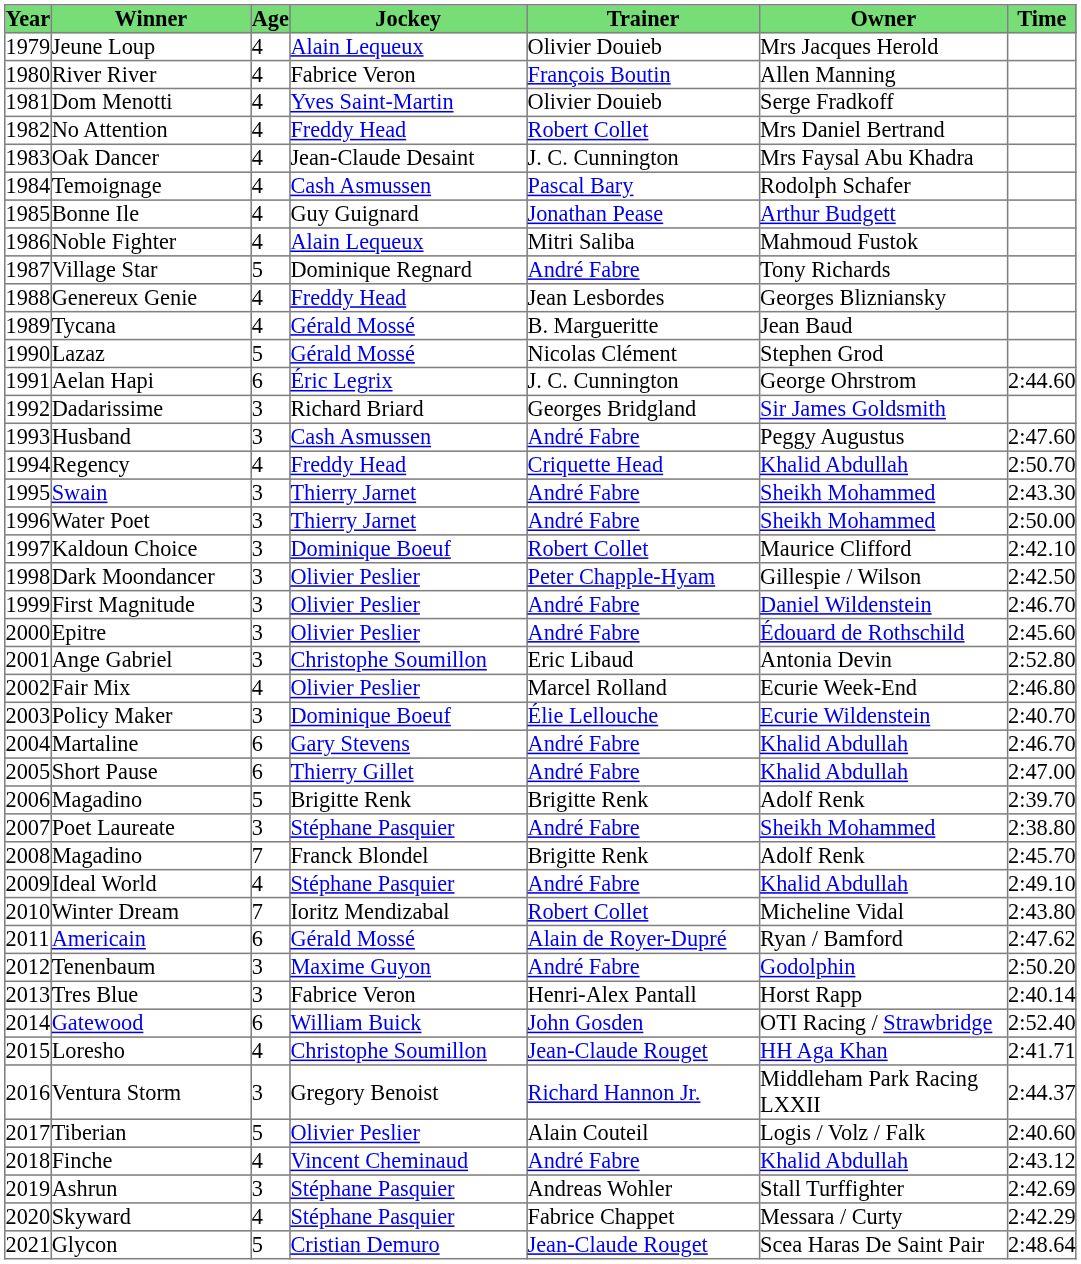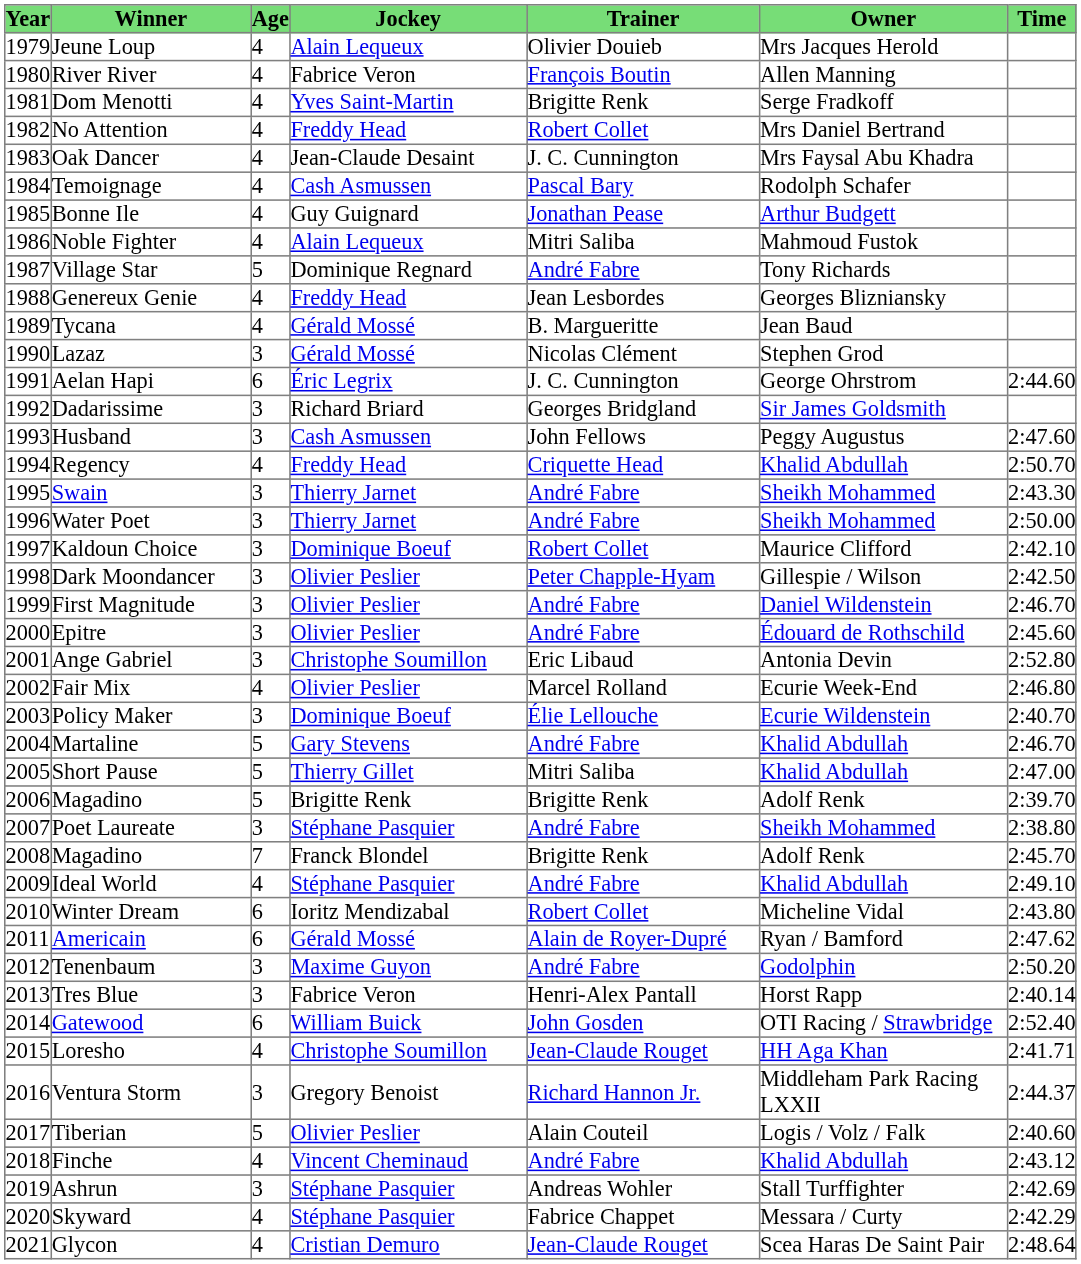(595, 102) Olivier Douieb -> (588, 102) Brigitte Renk
(257, 353) 5 -> (257, 353) 3
(584, 436) André Fabre -> (587, 436) John Fellows
(257, 743) 6 -> (257, 743) 5
(257, 771) 6 -> (257, 771) 5
(584, 771) André Fabre -> (581, 771) Mitri Saliba
(257, 911) 7 -> (257, 911) 6
(257, 1244) 5 -> (257, 1244) 4
